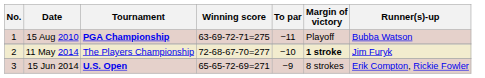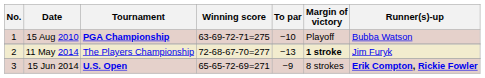(288, 37) −11 -> (288, 37) −10
(288, 52) −10 -> (288, 52) −13
(410, 66) normal -> (415, 66) bold
